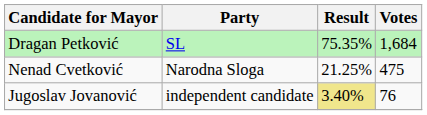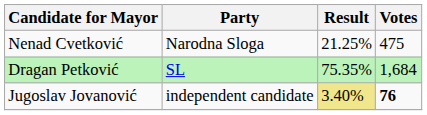rows swapped: (63, 43) <-> (66, 69)
(388, 95) normal -> (388, 95) bold
